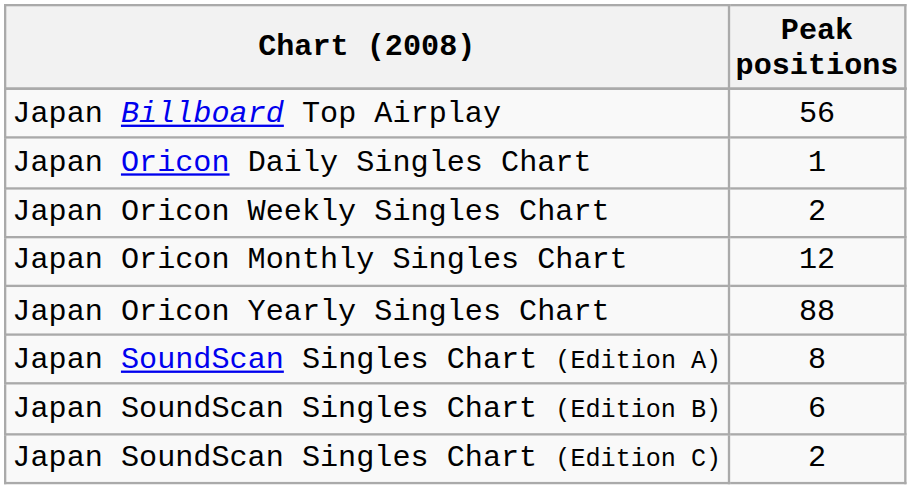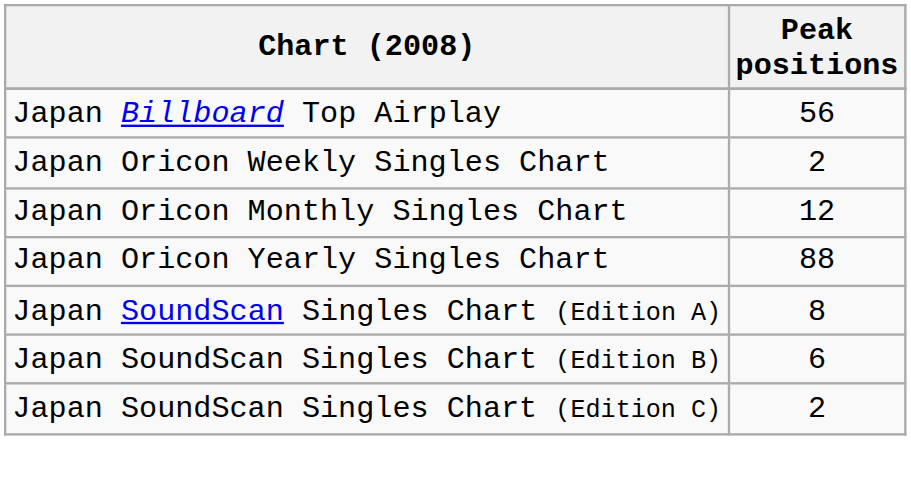- row: (302, 163)
